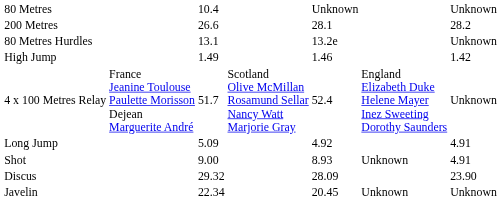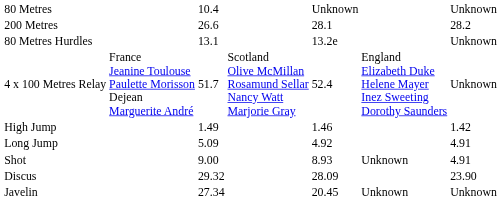rows swapped: (55, 100) <-> (30, 57)
(211, 192) 22.34 -> (211, 192) 27.34
